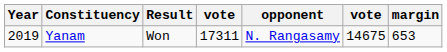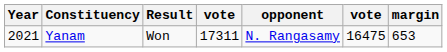(23, 37) 2019 -> (23, 37) 2021
(366, 37) 14675 -> (366, 37) 16475
